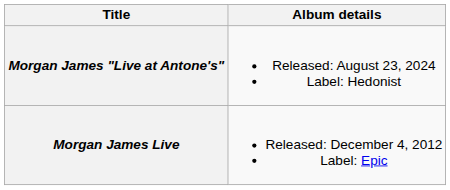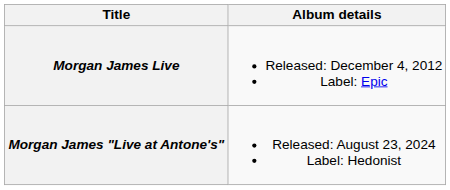rows swapped: (116, 145) <-> (116, 65)
